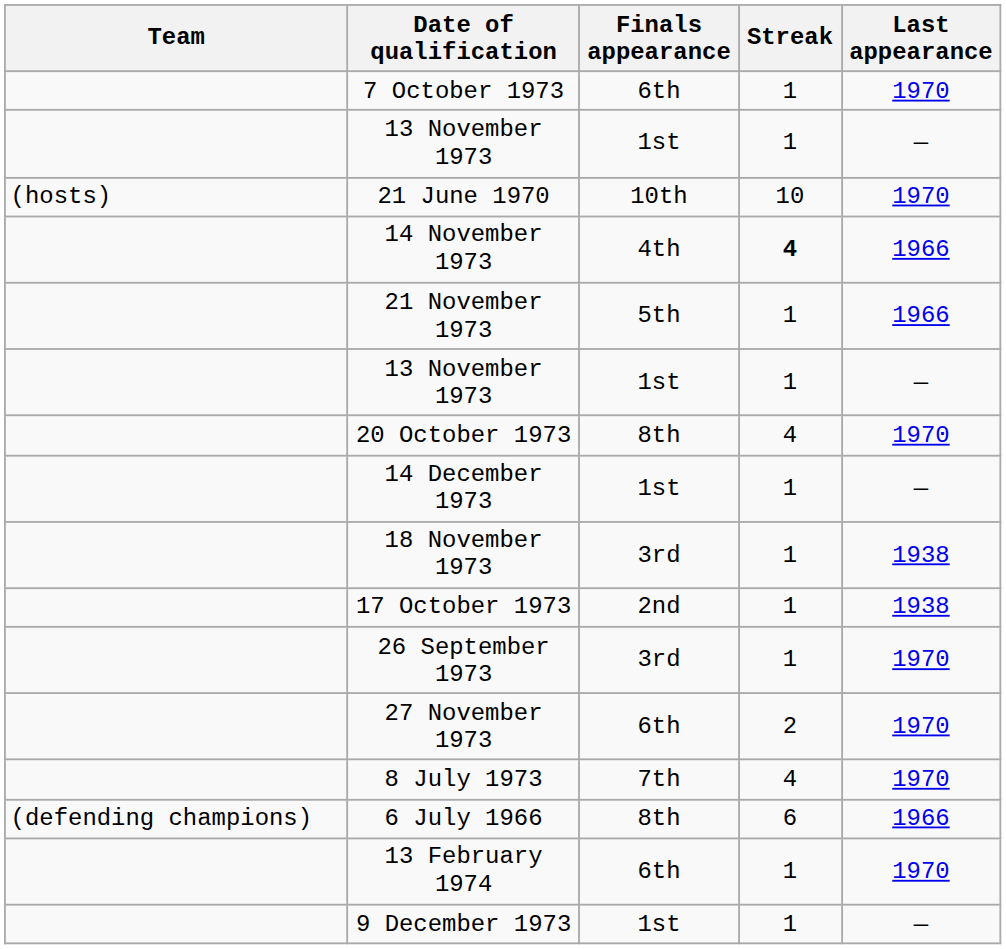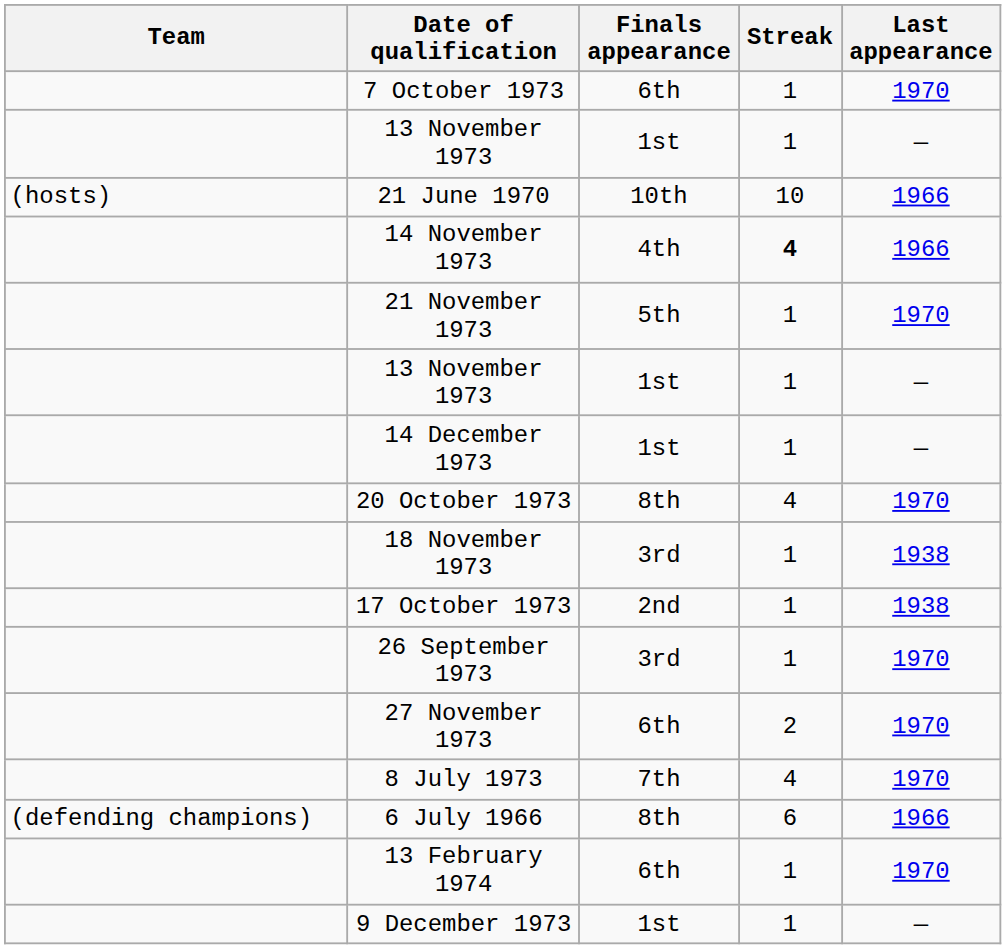(921, 197) 1970 -> (921, 197) 1966
(921, 316) 1966 -> (921, 316) 1970
rows swapped: (464, 488) <-> (464, 435)
